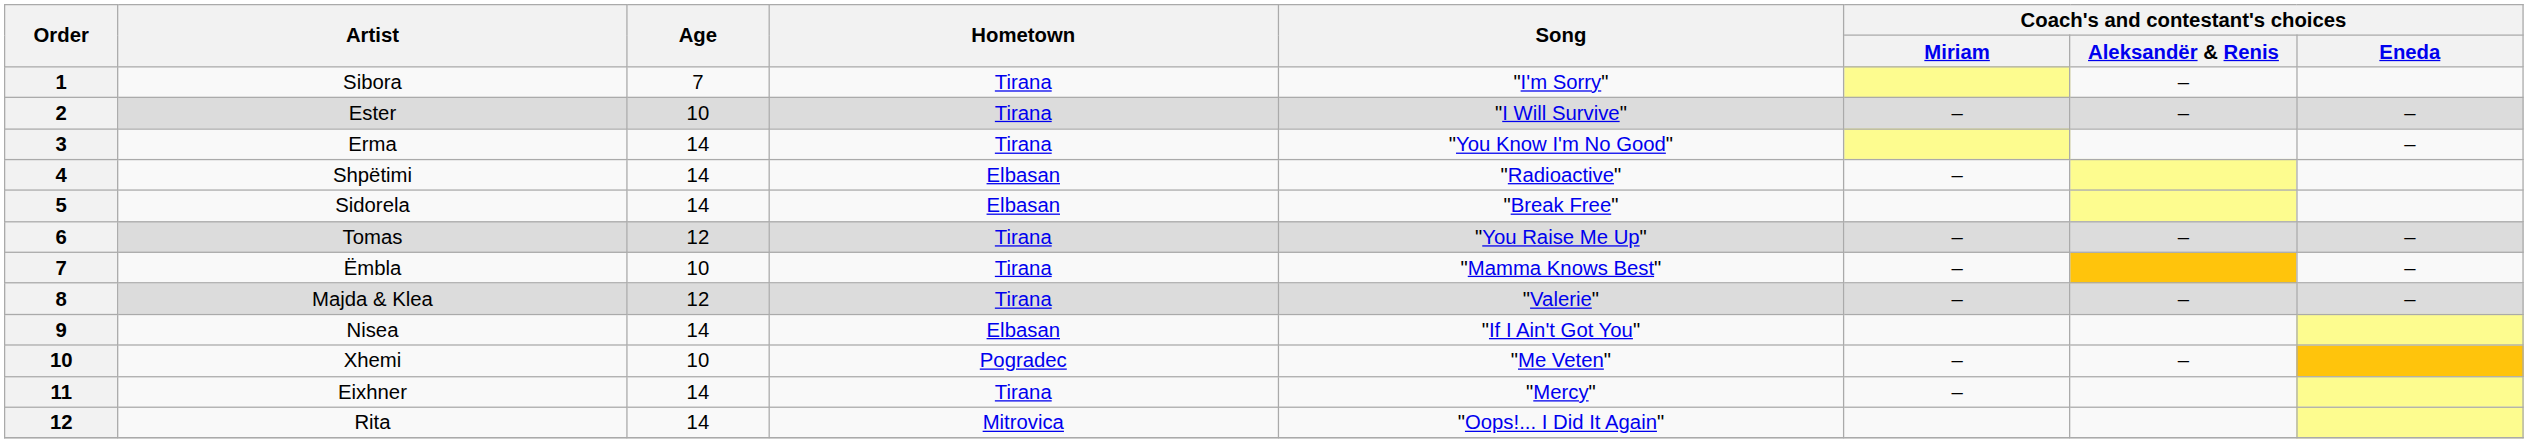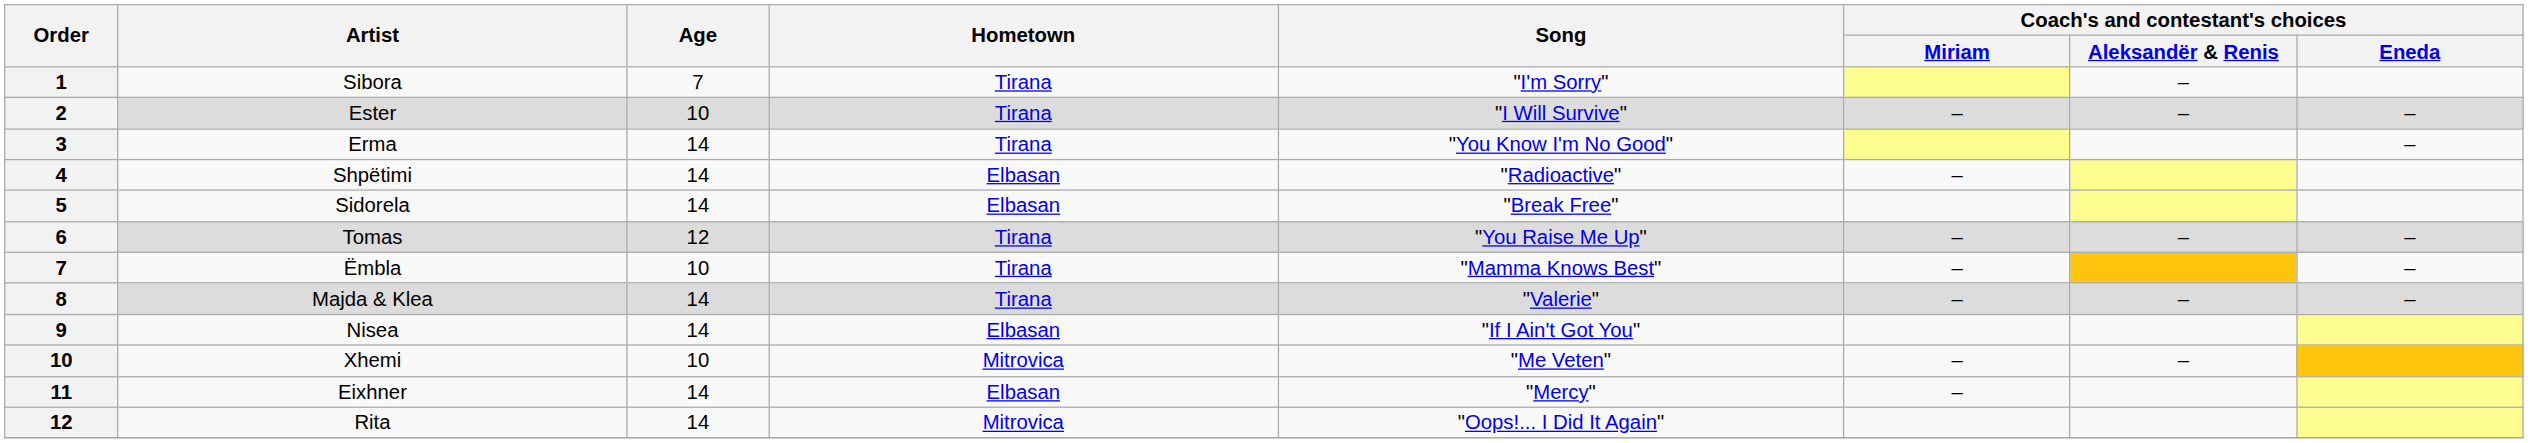(698, 299) 12 -> (698, 299) 14
(1023, 361) Pogradec -> (1023, 361) Mitrovica
(1023, 392) Tirana -> (1023, 392) Elbasan
